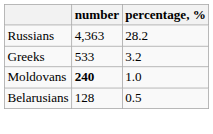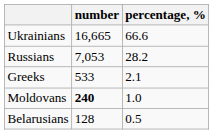+ row: (36, 35)
(89, 35) 4,363 -> (89, 56) 7,053
(133, 56) 3.2 -> (133, 77) 2.1
